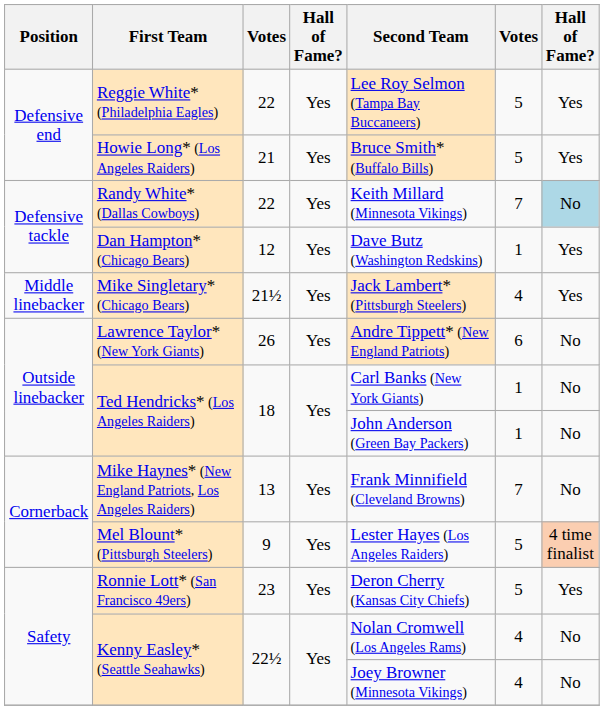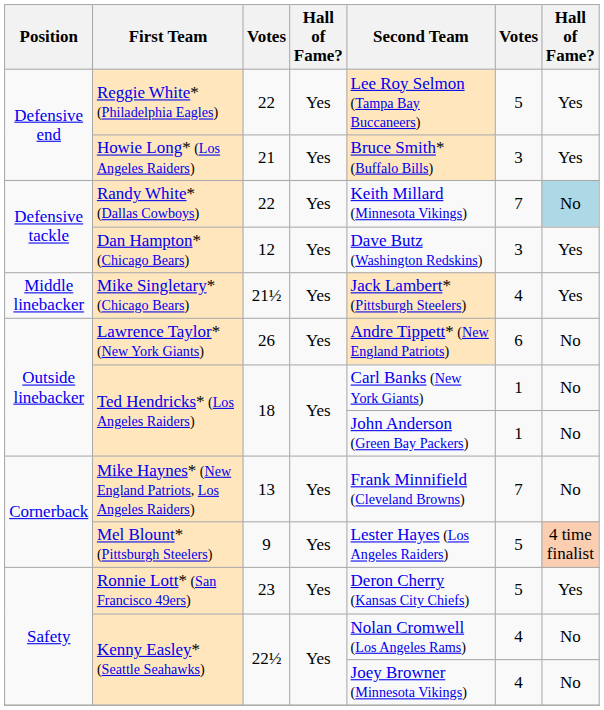(519, 157) 5 -> (519, 157) 3
(519, 249) 1 -> (519, 249) 3
